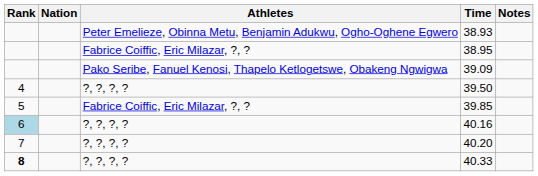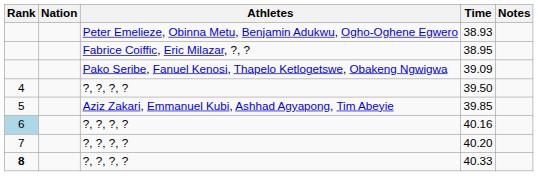(166, 106) Fabrice Coiffic, Eric Milazar, ?, ? -> (238, 106) Aziz Zakari, Emmanuel Kubi, Ashhad Agyapong, Tim Abeyie
